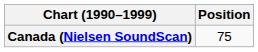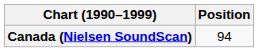(224, 36) 75 -> (224, 36) 94
